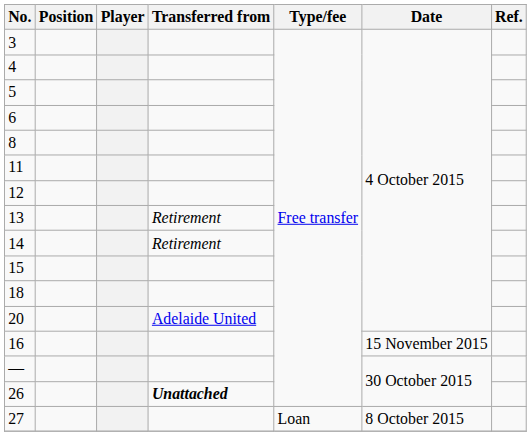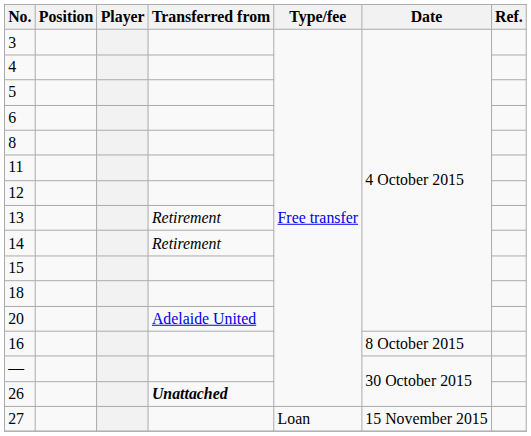(426, 343) 15 November 2015 -> (415, 343) 8 October 2015
(415, 419) 8 October 2015 -> (426, 419) 15 November 2015
